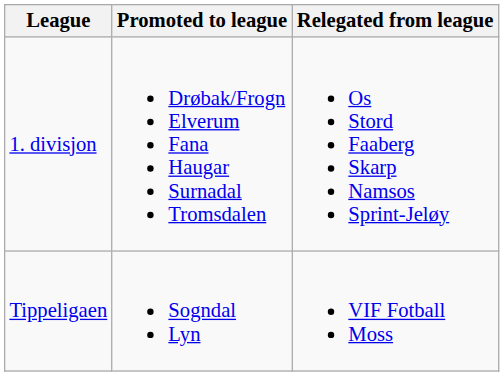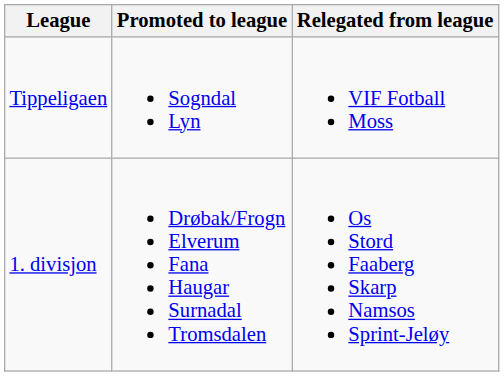rows swapped: (58, 310) <-> (53, 143)
